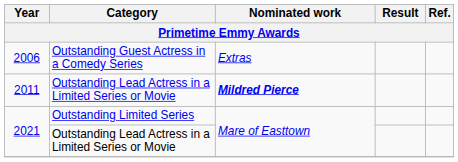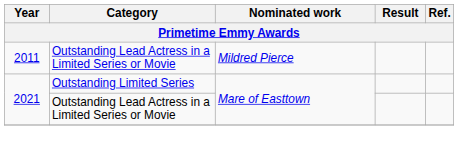- row: (27, 58)
(258, 90) bold -> (256, 58) normal
